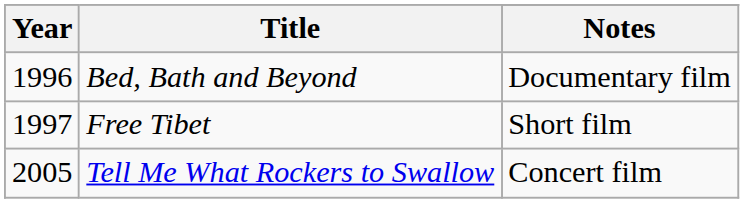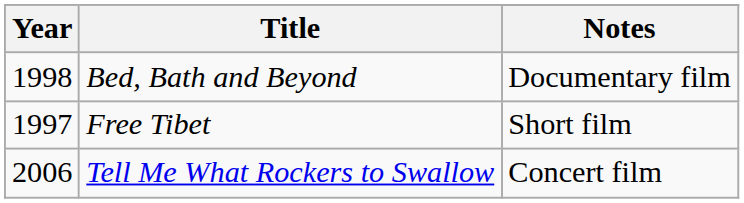(42, 76) 1996 -> (42, 76) 1998
(42, 172) 2005 -> (42, 172) 2006
